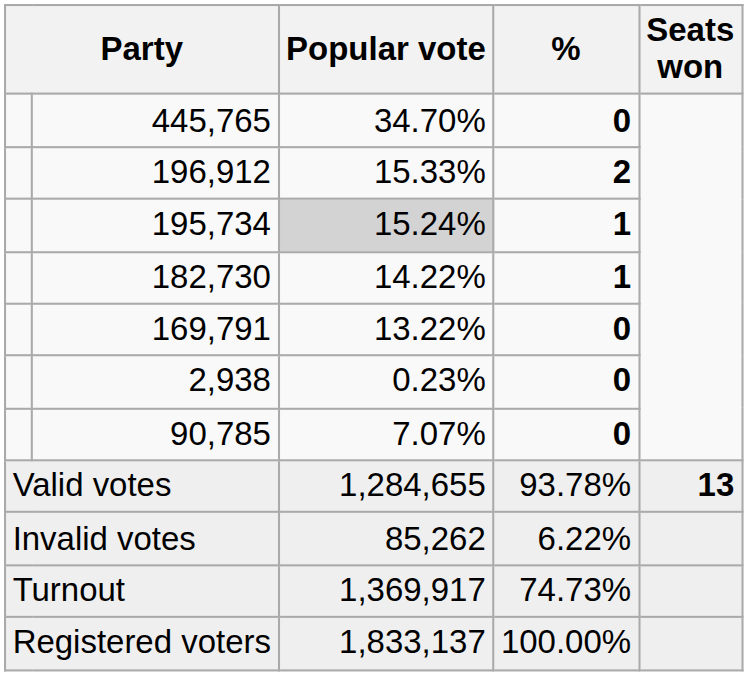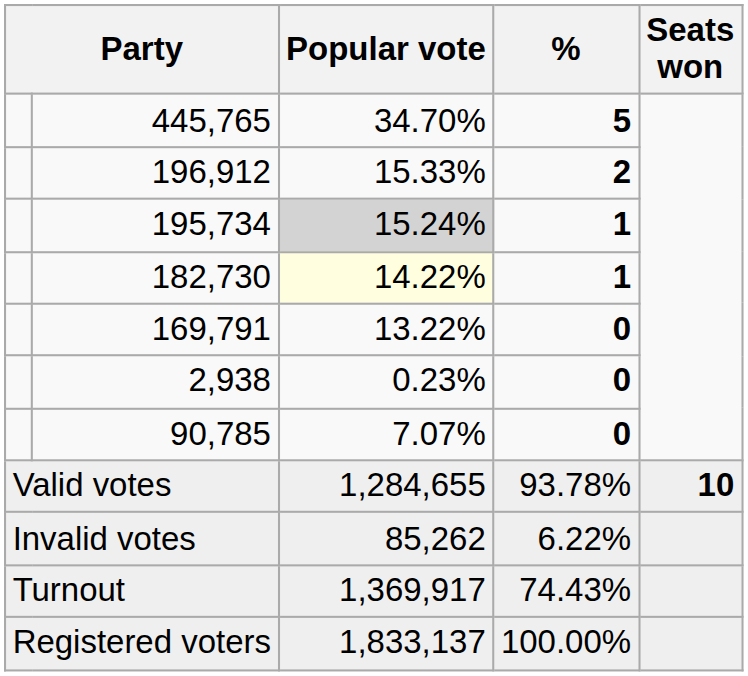(622, 119) 0 -> (622, 119) 5
(430, 276) no background -> (430, 276) lightyellow background
(716, 485) 13 -> (716, 485) 10
(575, 590) 74.73% -> (575, 590) 74.43%
